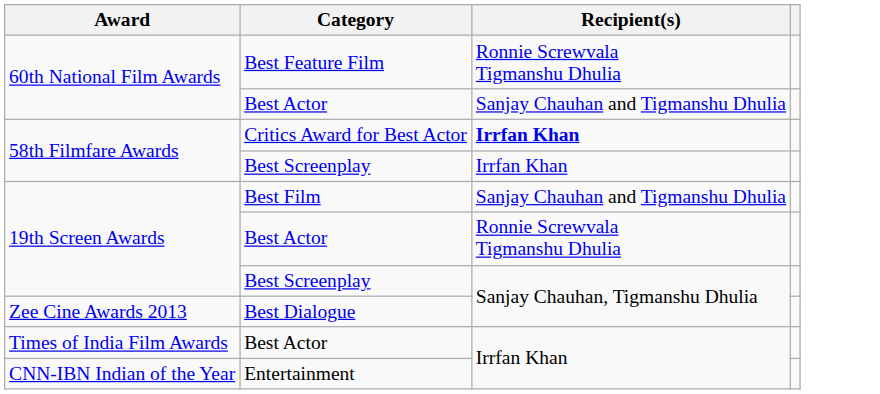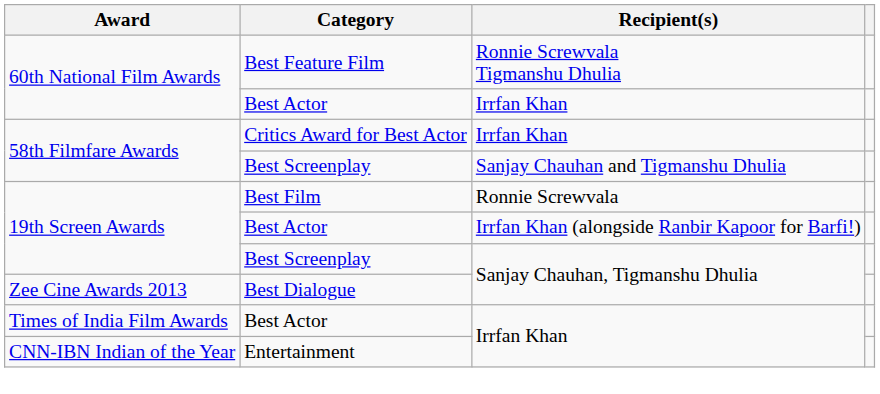(631, 103) Sanjay Chauhan and Tigmanshu Dhulia -> (522, 103) Irrfan Khan
(528, 134) bold -> (522, 134) normal
(522, 165) Irrfan Khan -> (631, 165) Sanjay Chauhan and Tigmanshu Dhulia
(631, 196) Sanjay Chauhan and Tigmanshu Dhulia -> (547, 196) Ronnie Screwvala
(548, 238) Ronnie Screwvala Tigmanshu Dhulia -> (668, 227) Irrfan Khan (alongside Ranbir Kapoor for Barfi!)
